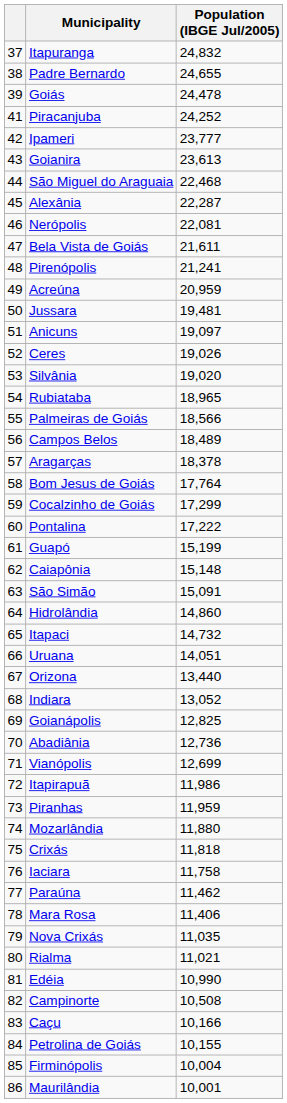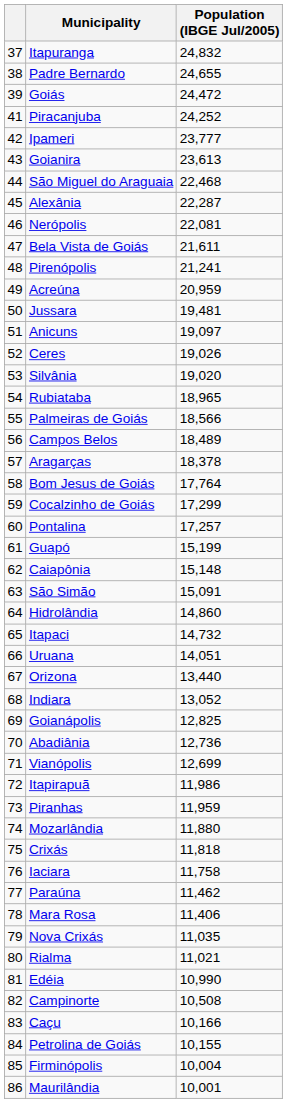(200, 95) 24,478 -> (200, 95) 24,472
(200, 526) 17,222 -> (200, 526) 17,257
